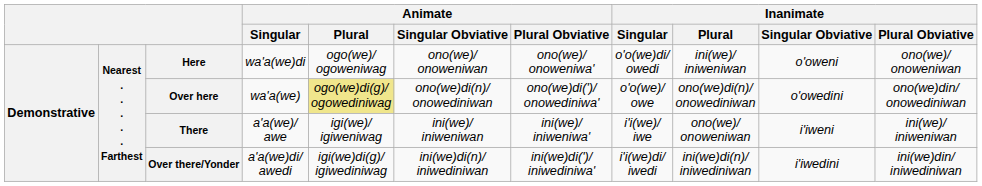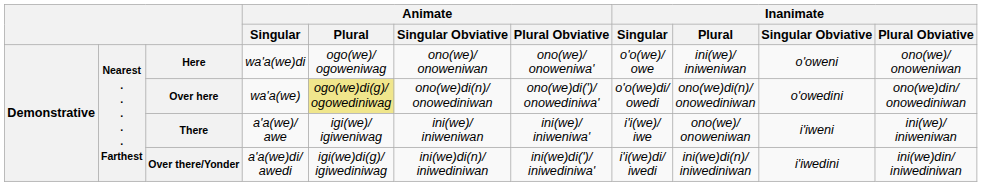(642, 61) o'o(we)di/ owedi -> (642, 61) o'o(we)/ owe
(642, 95) o'o(we)/ owe -> (642, 95) o'o(we)di/ owedi
